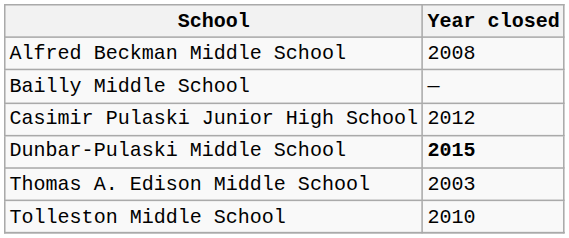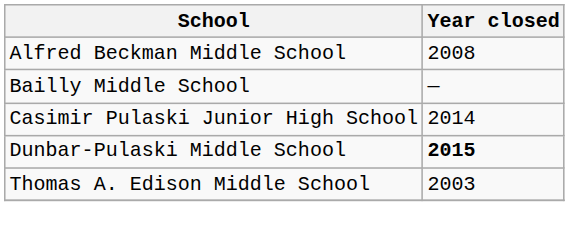(452, 119) 2012 -> (452, 119) 2014
- row: (148, 217)
